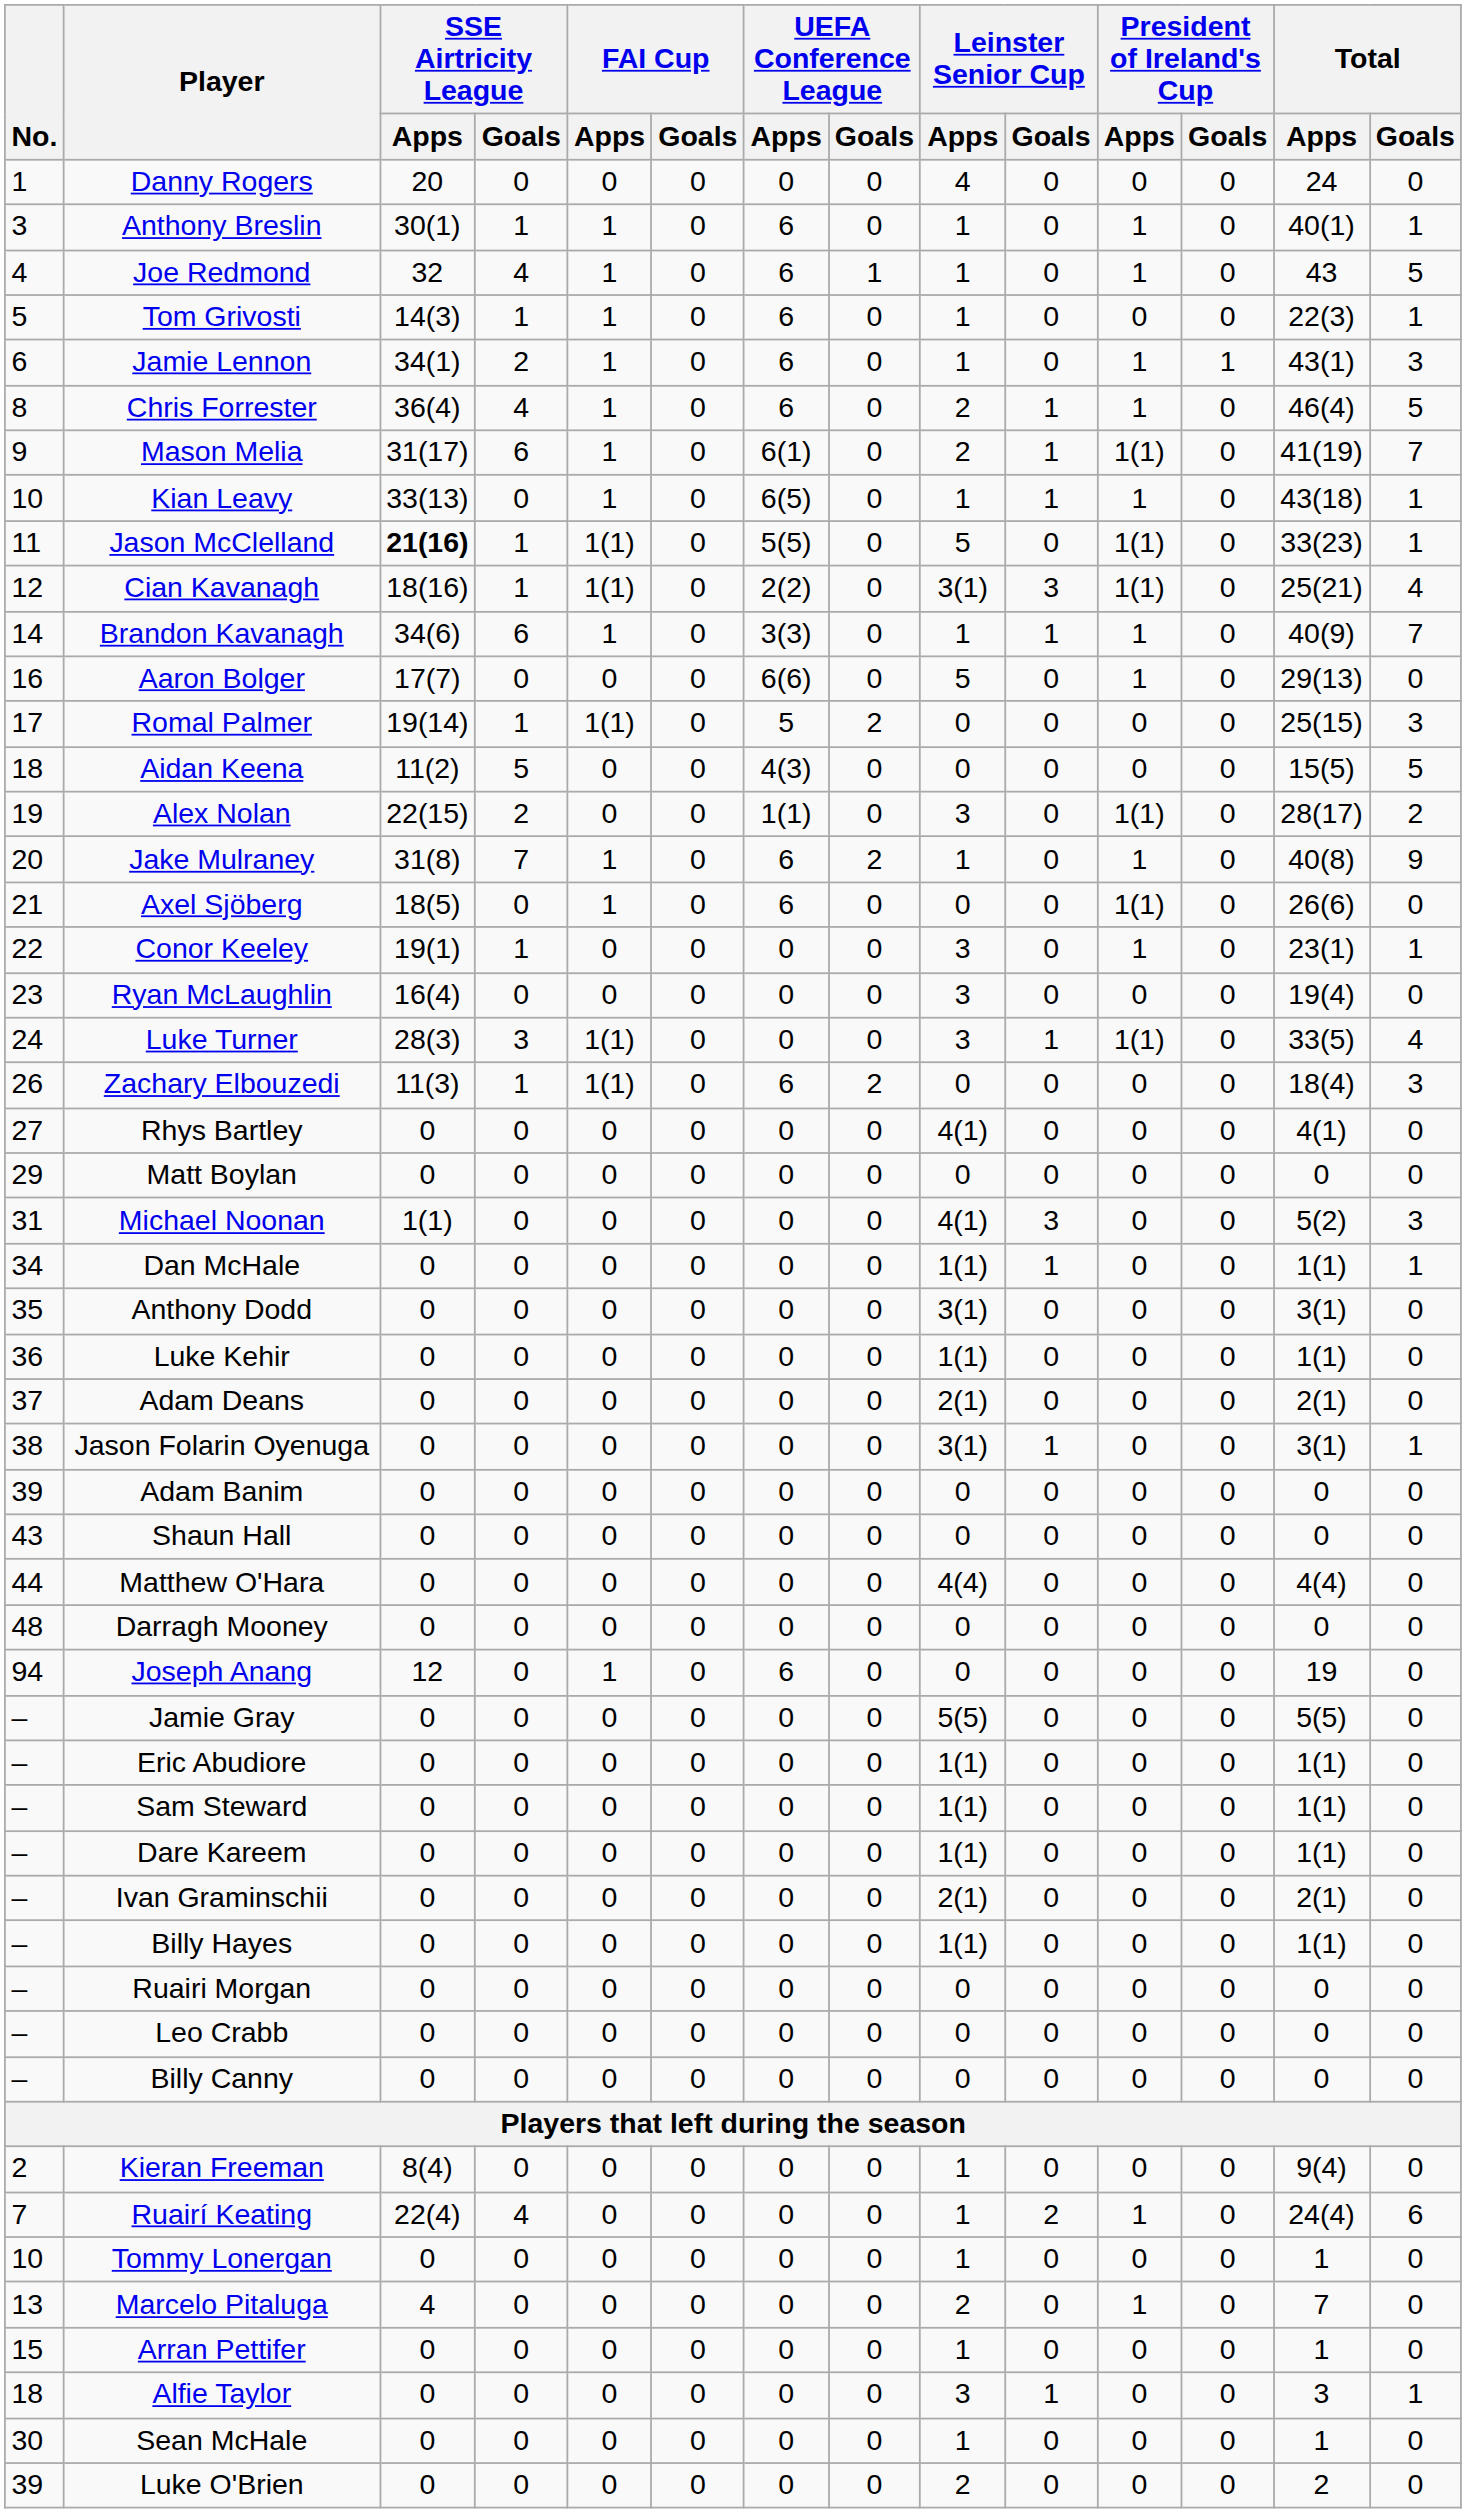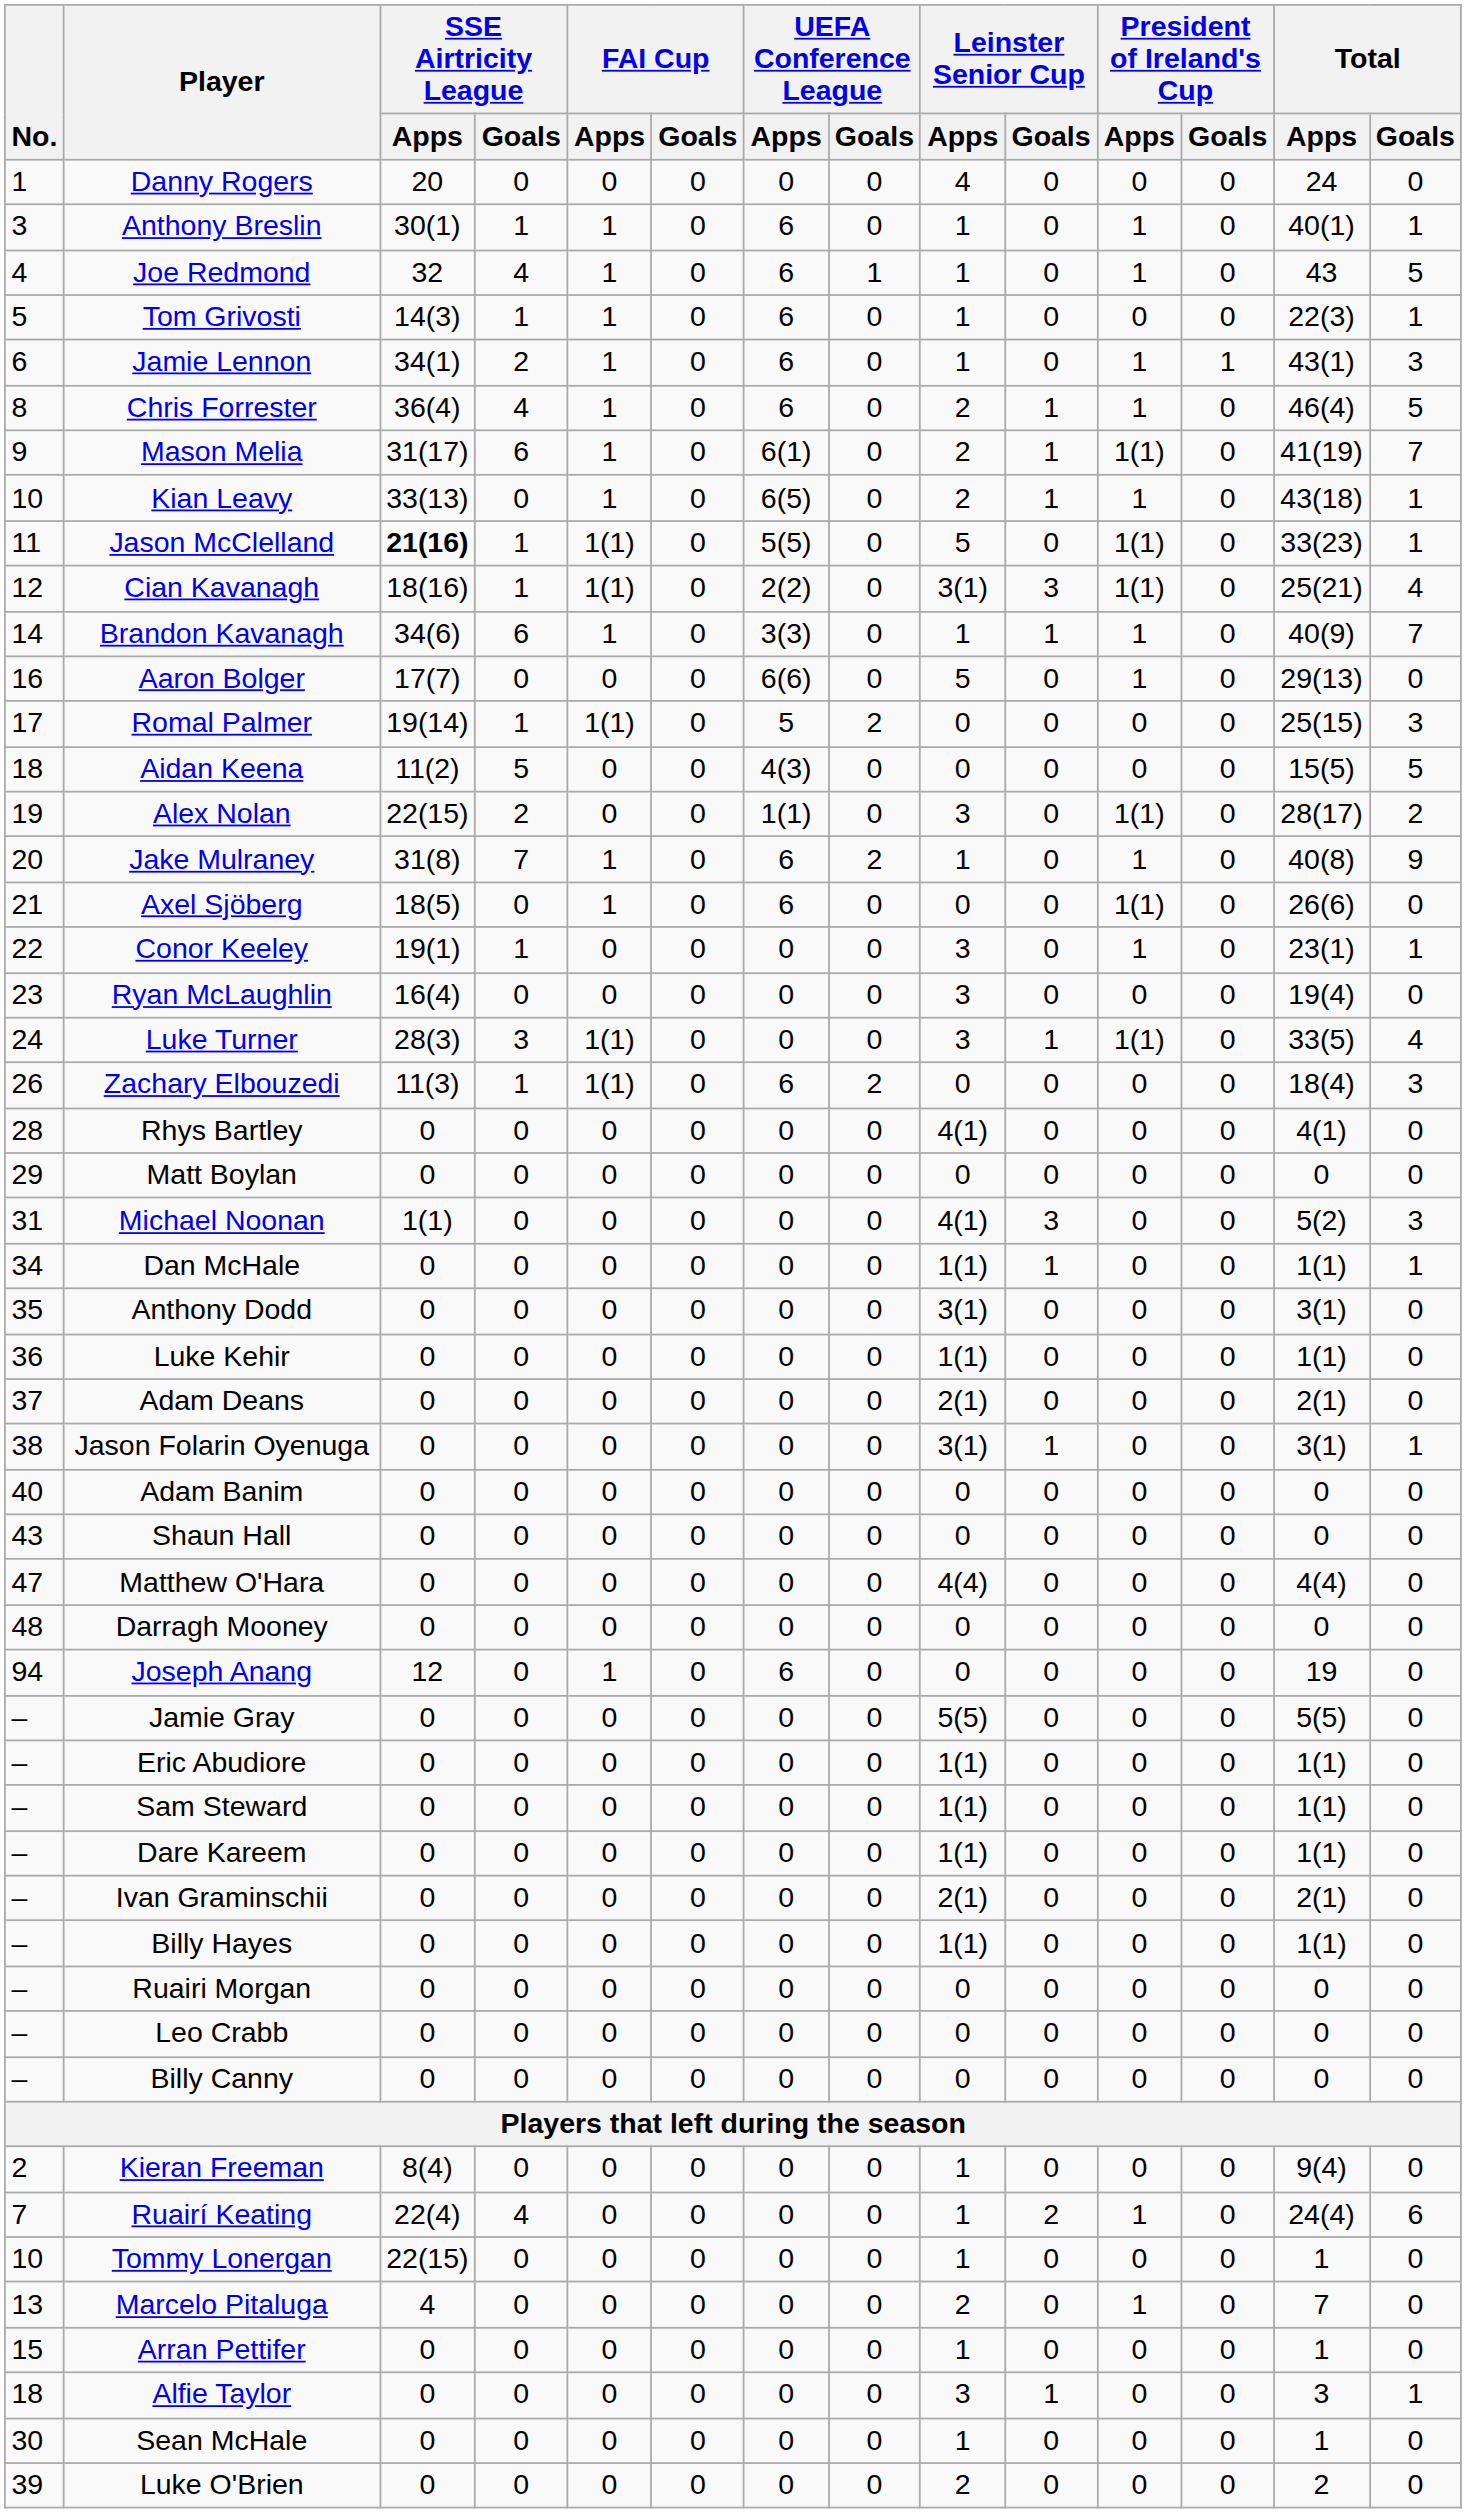(963, 497) 1 -> (963, 497) 2
(27, 1130) 27 -> (27, 1130) 28
(27, 1491) 39 -> (27, 1491) 40
(27, 1581) 44 -> (27, 1581) 47
(427, 2259) 0 -> (427, 2259) 22(15)
